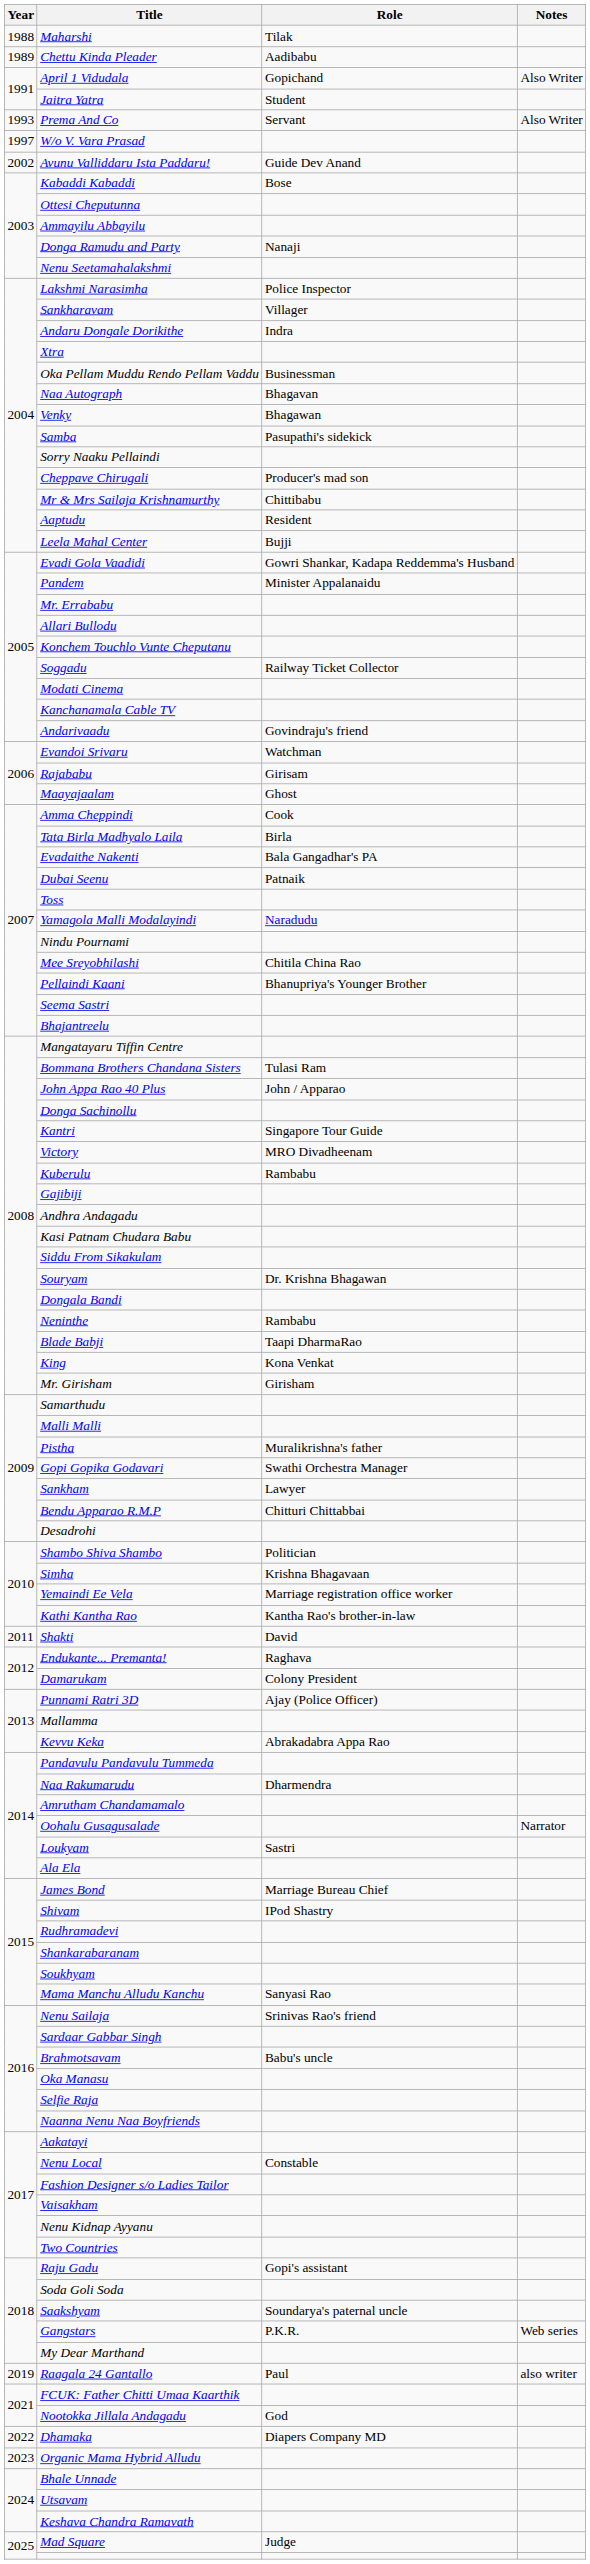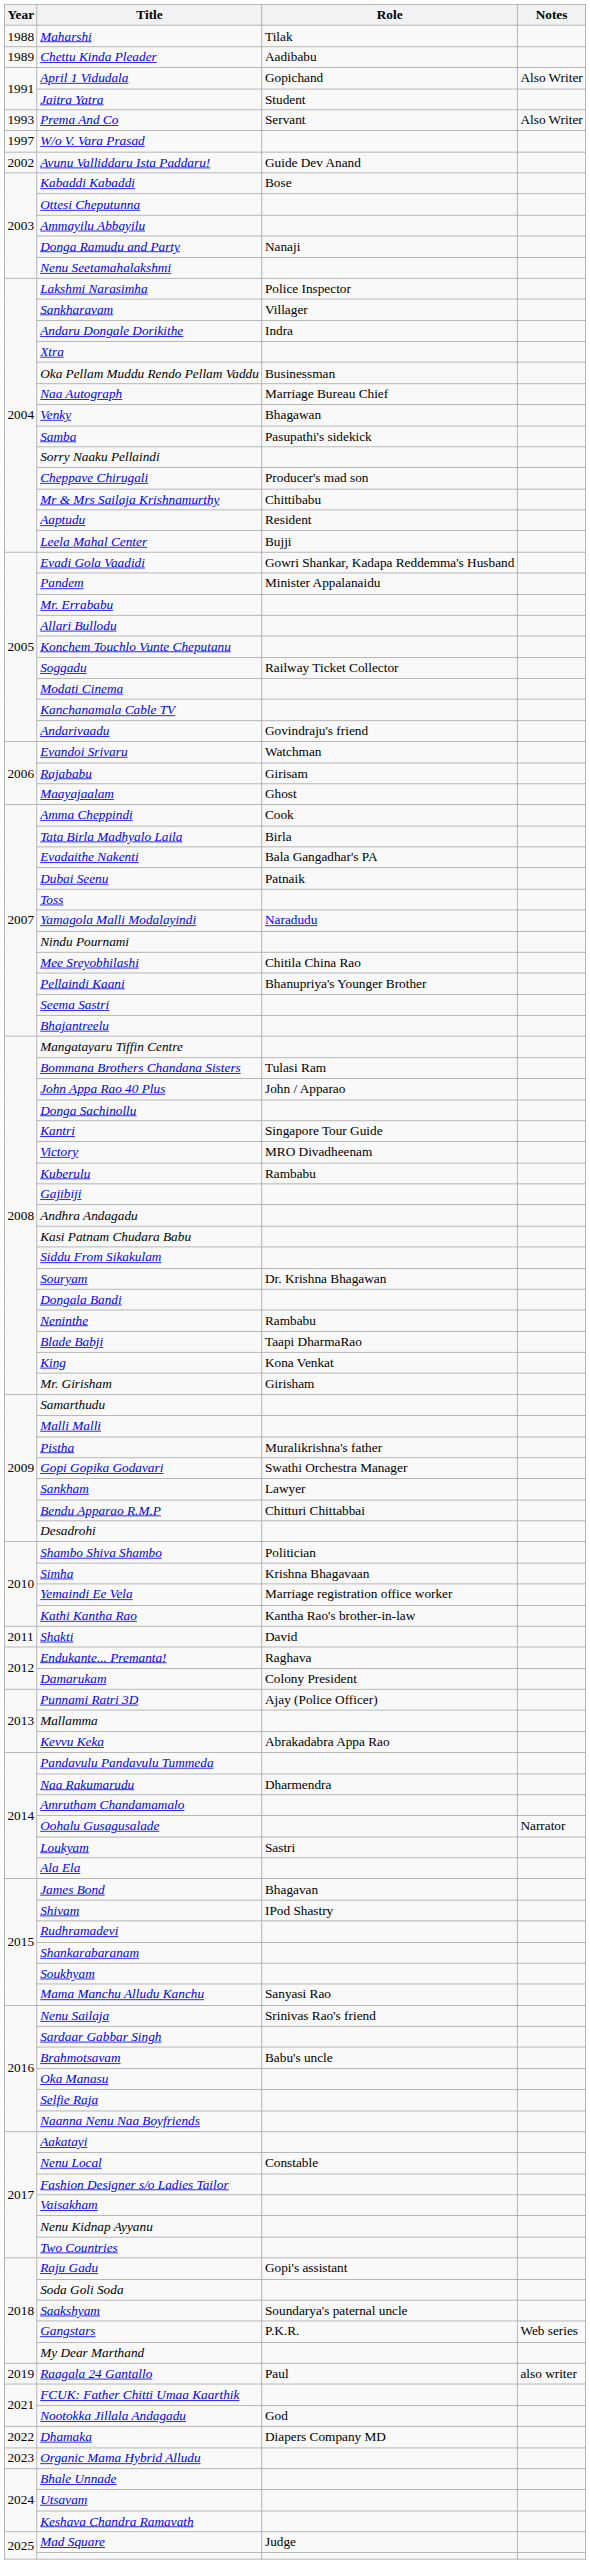(292, 394) Bhagavan -> (327, 394) Marriage Bureau Chief
(327, 1889) Marriage Bureau Chief -> (292, 1889) Bhagavan
